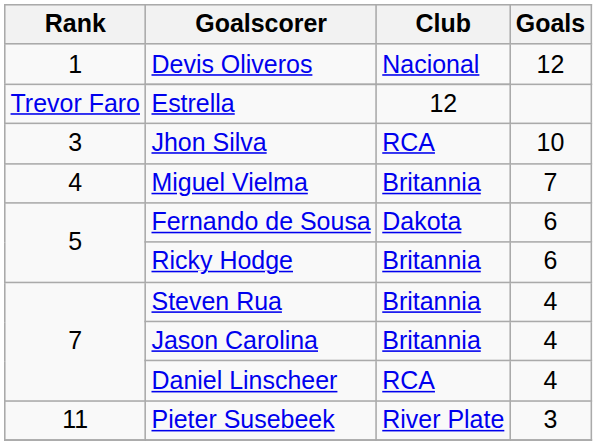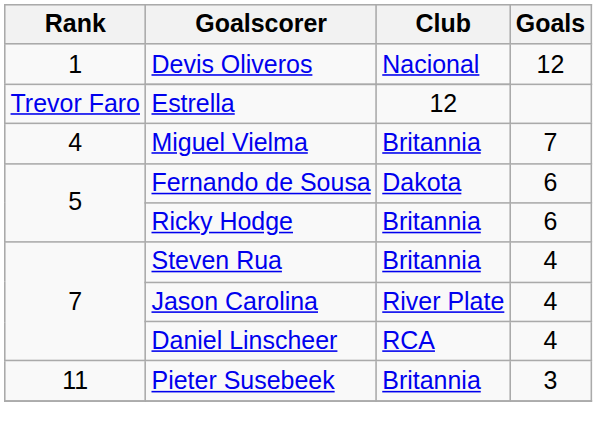- row: (209, 143)
(432, 340) Britannia -> (443, 301) River Plate
(443, 420) River Plate -> (432, 380) Britannia
